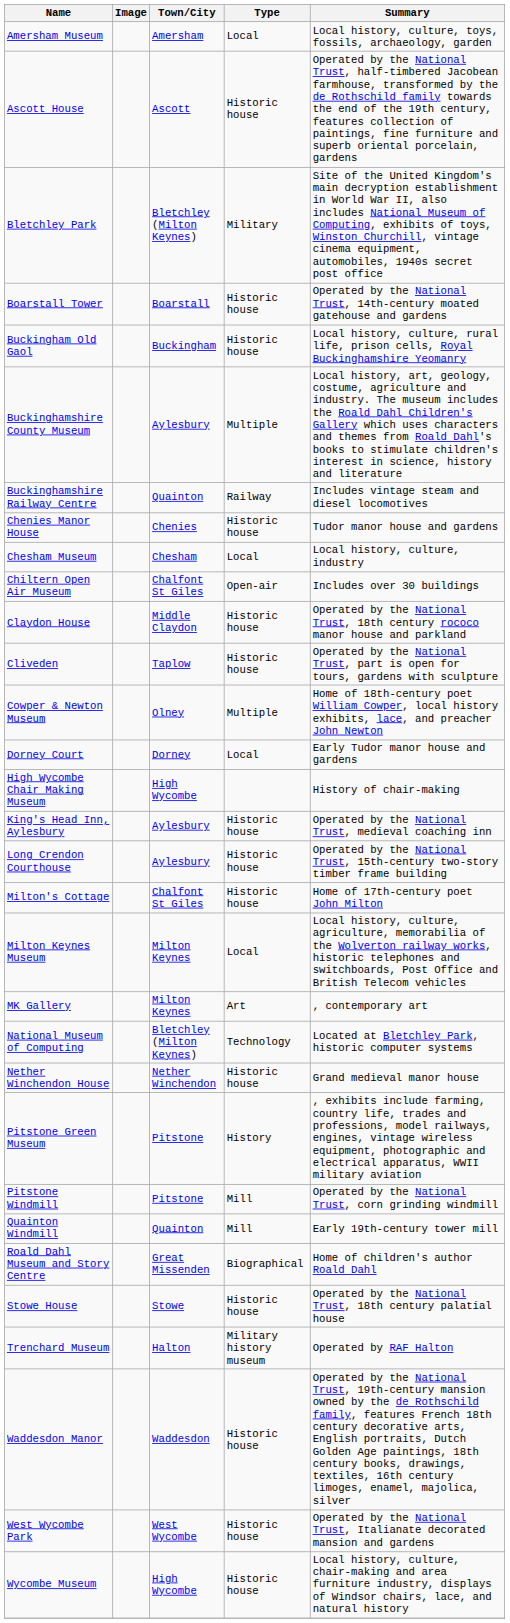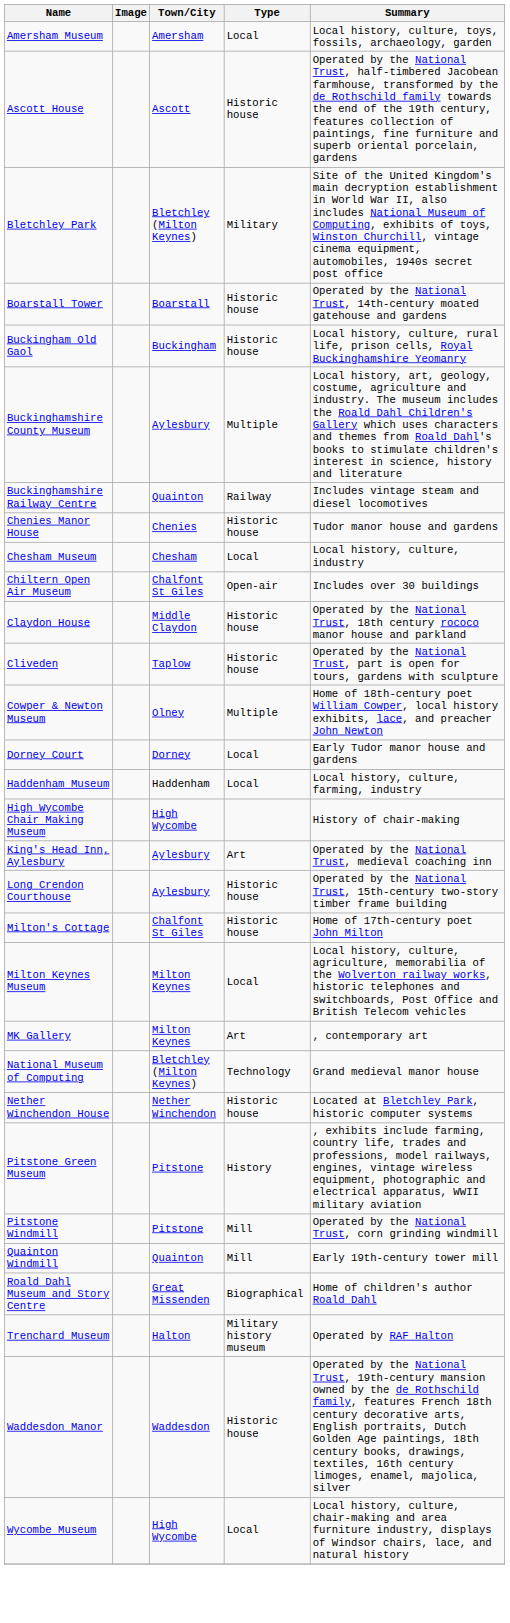+ row: (58, 784)
(252, 826) Historic house -> (236, 856) Art
(396, 1042) Located at Bletchley Park, historic computer systems -> (396, 1072) Grand medieval manor house
(396, 1078) Grand medieval manor house -> (396, 1108) Located at Bletchley Park, historic computer systems
- row: (42, 1306)
- row: (45, 1531)
(252, 1585) Historic house -> (243, 1531) Local
